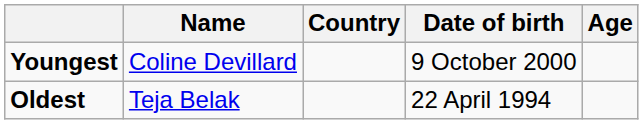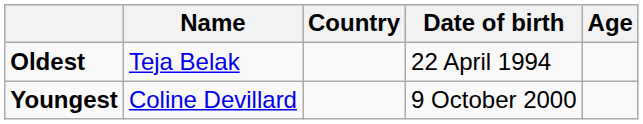rows swapped: (64, 61) <-> (48, 99)
